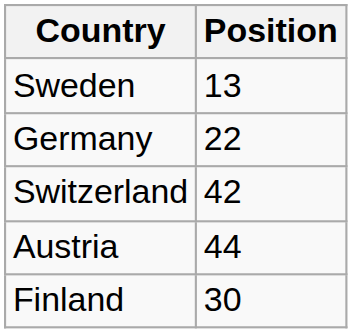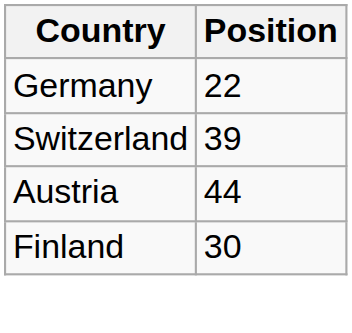- row: (74, 85)
(223, 192) 42 -> (223, 138) 39
